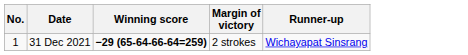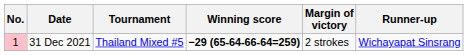+ column: (139, 19)
(16, 42) no background -> (16, 42) pink background
